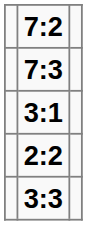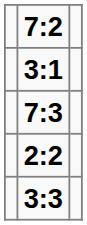rows swapped: (43, 69) <-> (43, 112)
